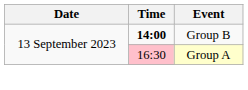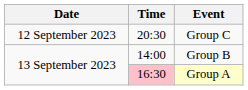+ row: (209, 34)
(151, 34) bold -> (151, 54) normal
